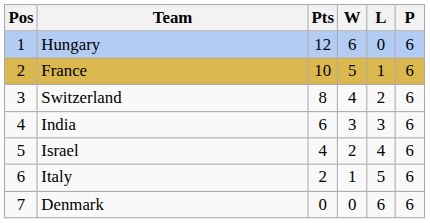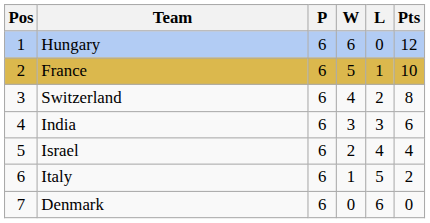columns swapped: (410, 17) <-> (323, 17)
